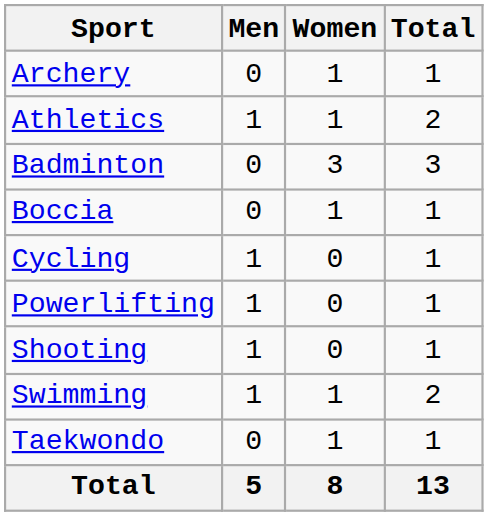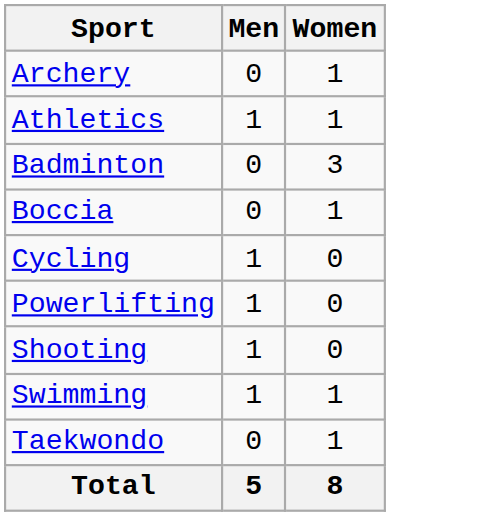- column: (433, 28)
